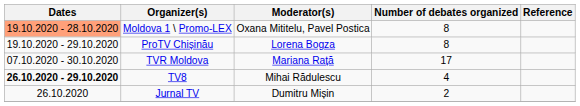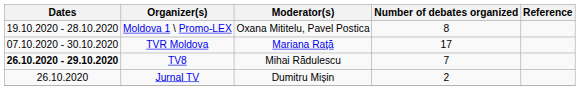(62, 28) lightsalmon background -> (62, 28) no background
- row: (177, 45)
(446, 77) 4 -> (446, 61) 7
